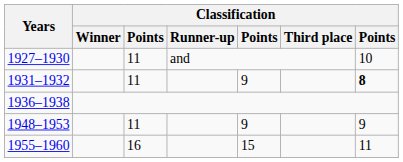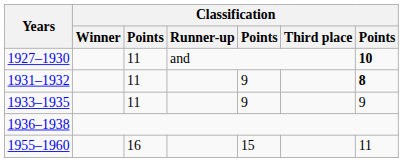(366, 59) normal -> (366, 59) bold
+ row: (39, 102)
- row: (39, 124)
